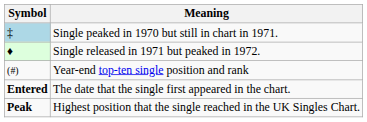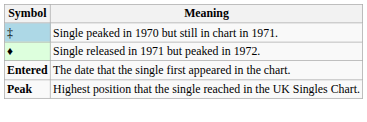- row: (151, 70)
